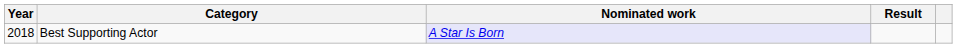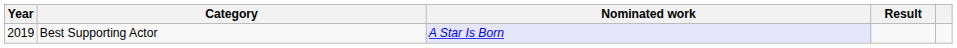(21, 33) 2018 -> (21, 33) 2019
